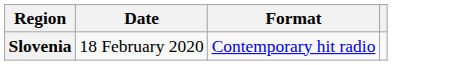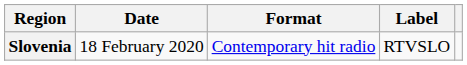+ column: (417, 18)
